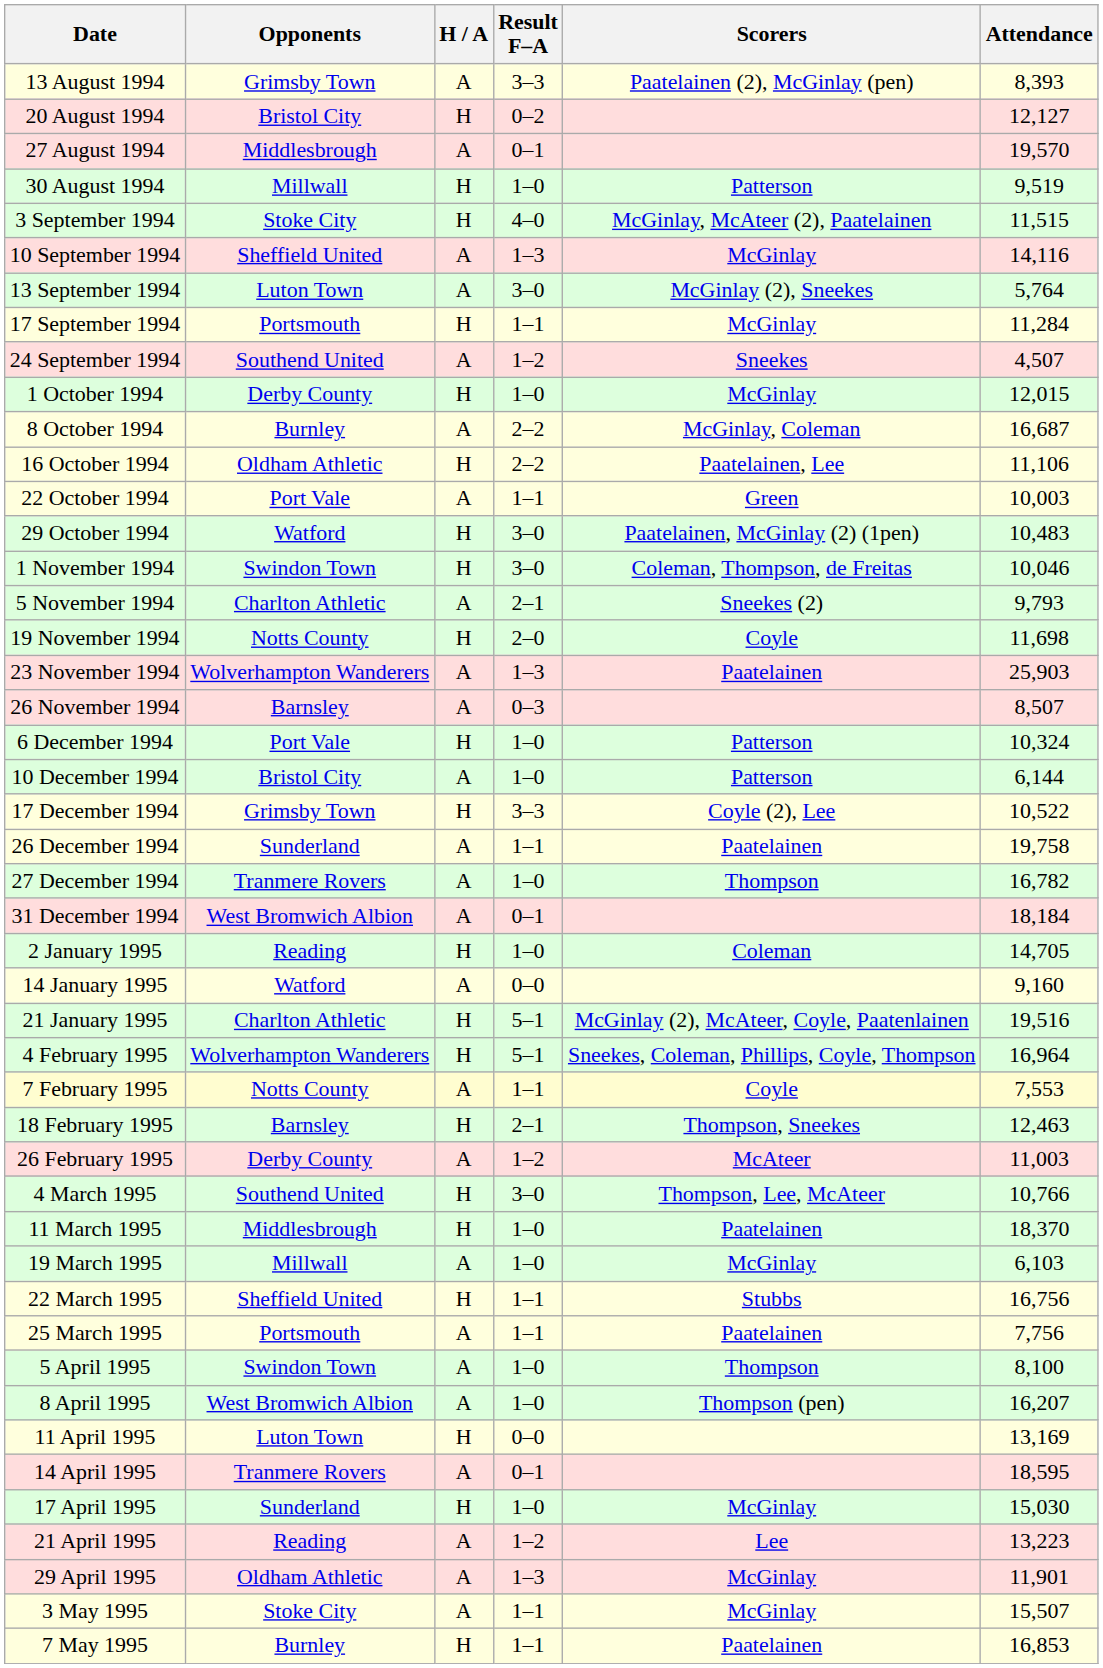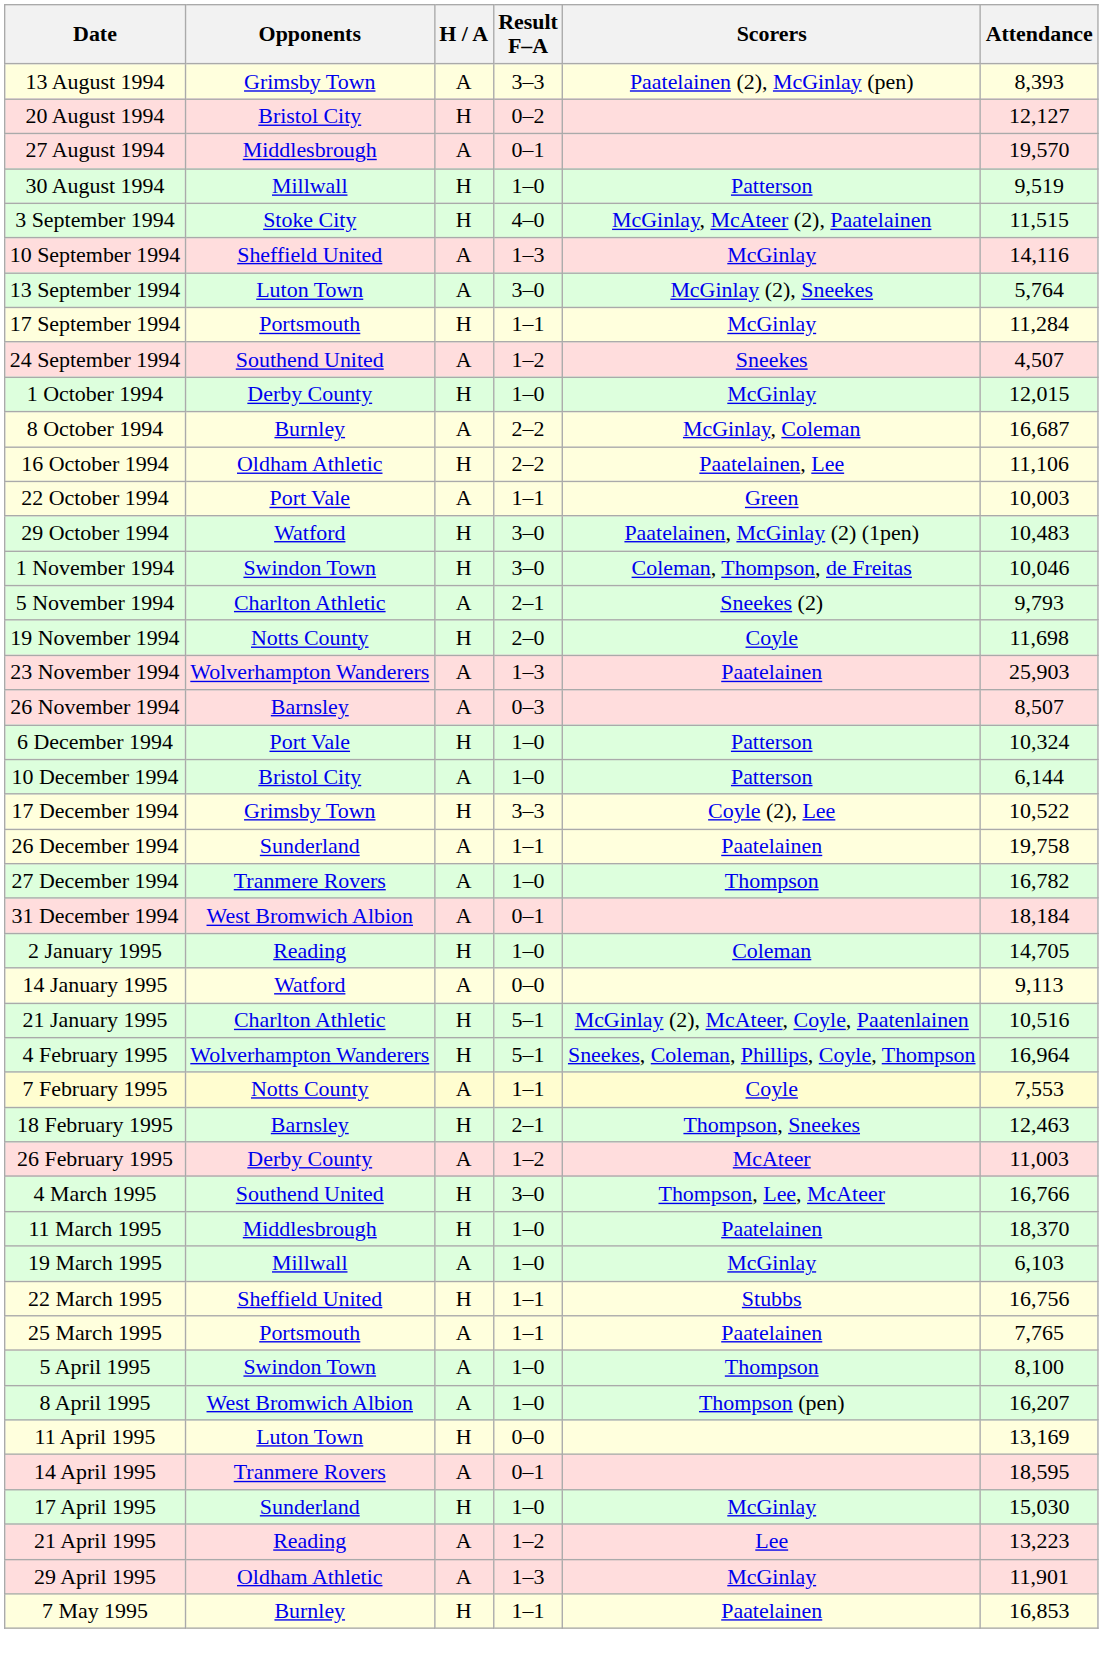(1039, 985) 9,160 -> (1039, 985) 9,113
(1039, 1019) 19,516 -> (1039, 1019) 10,516
(1039, 1193) 10,766 -> (1039, 1193) 16,766
(1039, 1332) 7,756 -> (1039, 1332) 7,765
- row: (95, 1610)
